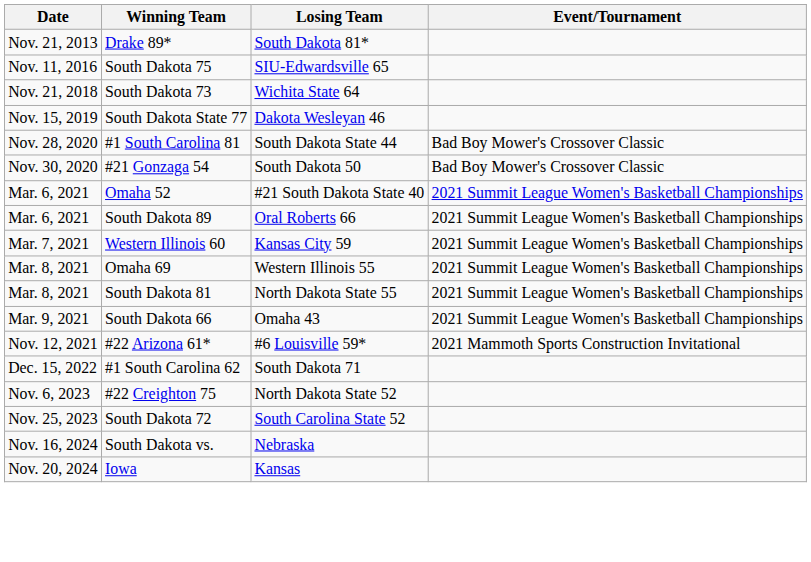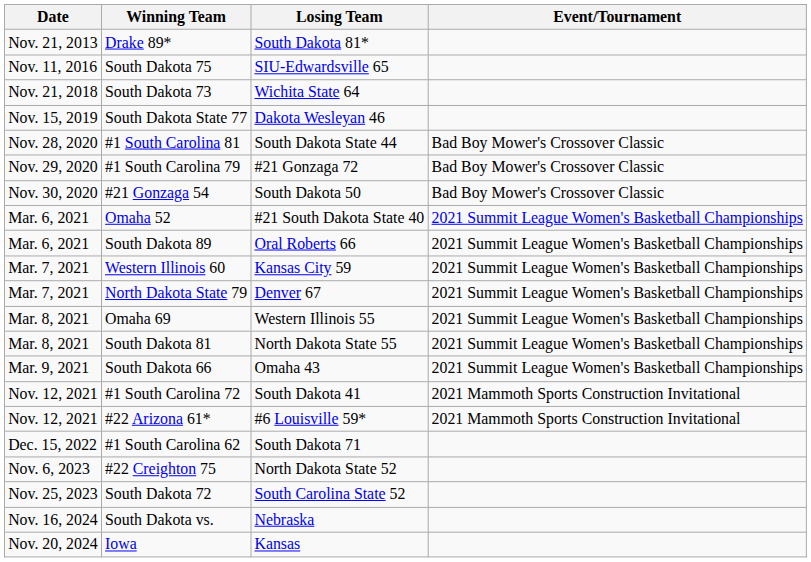+ row: (173, 167)
+ row: (176, 293)
+ row: (173, 393)
